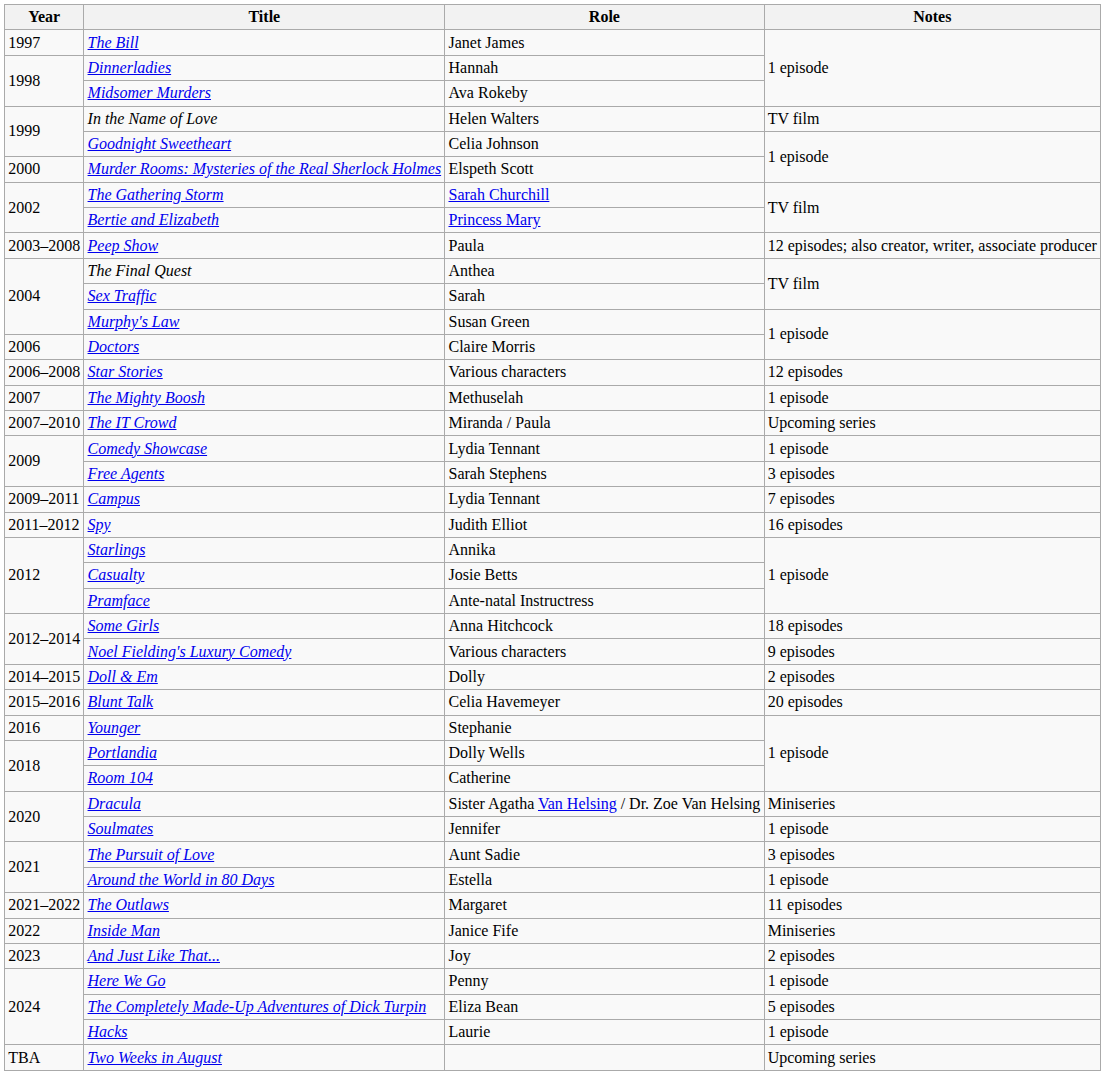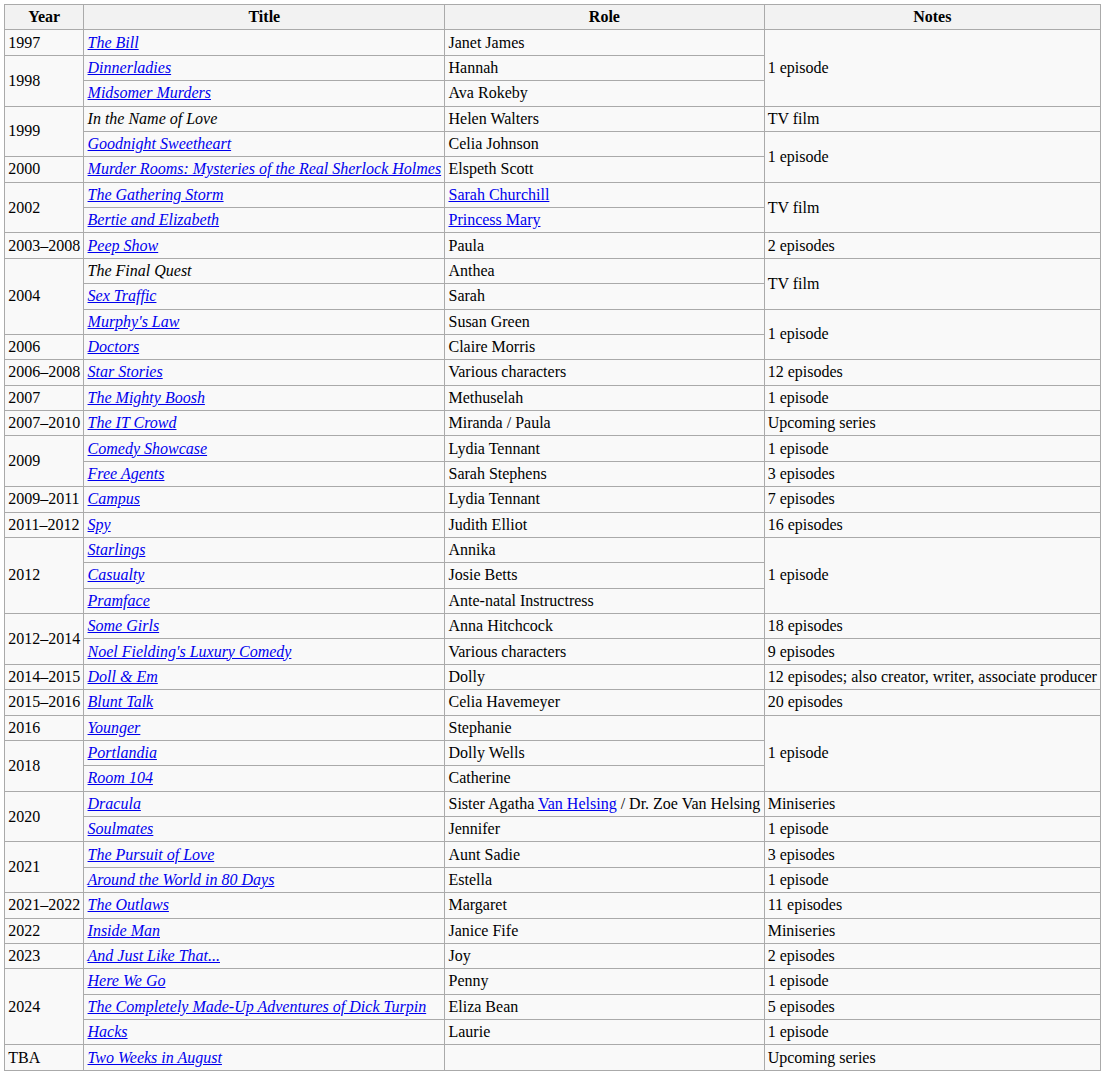(932, 245) 12 episodes; also creator, writer, associate producer -> (801, 245) 2 episodes
(801, 676) 2 episodes -> (932, 676) 12 episodes; also creator, writer, associate producer
